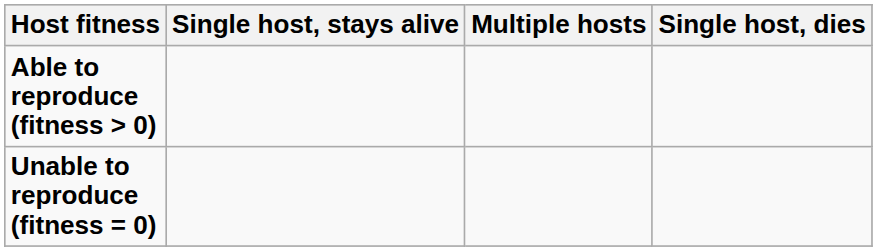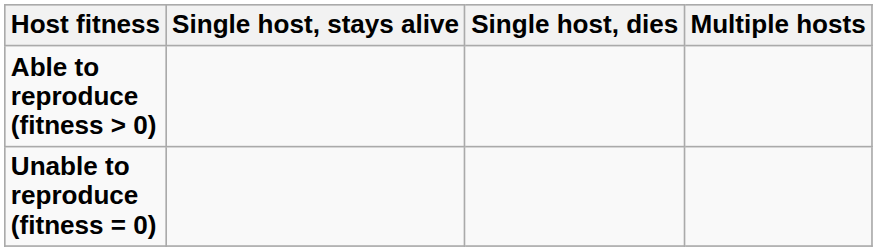columns swapped: (762, 25) <-> (559, 25)
